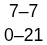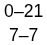rows swapped: (24, 11) <-> (24, 35)
